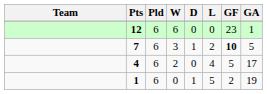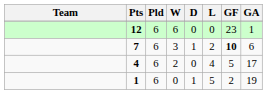(252, 47) 5 -> (252, 47) 6
